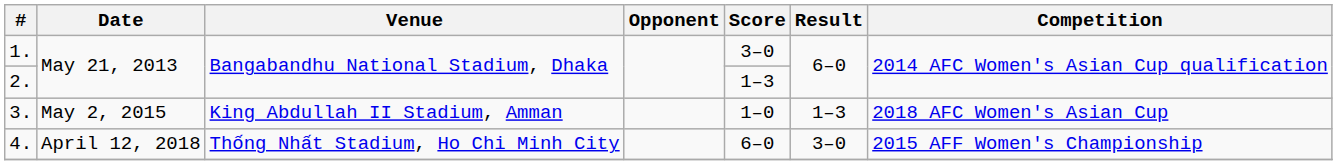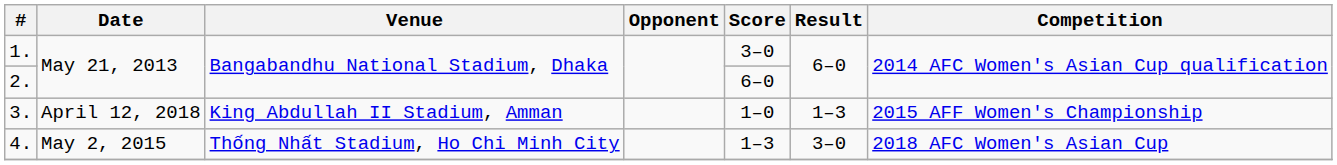(757, 82) 1–3 -> (757, 82) 6–0
(104, 113) May 2, 2015 -> (121, 113) April 12, 2018
(1020, 113) 2018 AFC Women's Asian Cup -> (1037, 113) 2015 AFF Women's Championship
(121, 144) April 12, 2018 -> (104, 144) May 2, 2015
(757, 144) 6–0 -> (757, 144) 1–3
(1037, 144) 2015 AFF Women's Championship -> (1020, 144) 2018 AFC Women's Asian Cup
